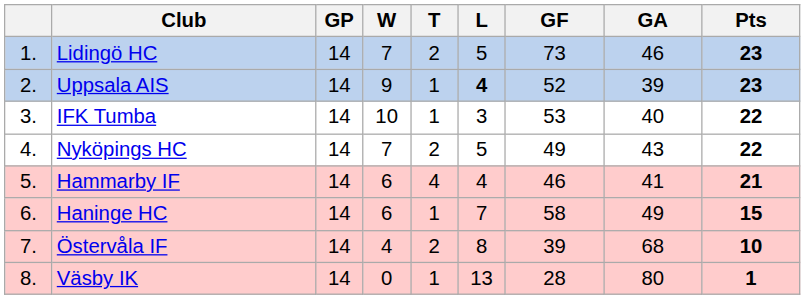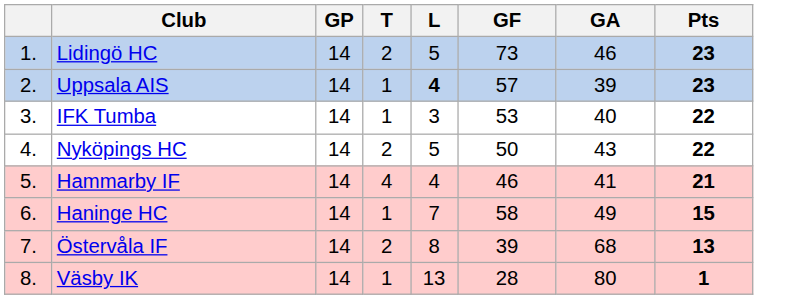- column: (387, 20)
(554, 85) 52 -> (507, 85) 57
(554, 149) 49 -> (507, 149) 50
(751, 246) 10 -> (704, 246) 13
